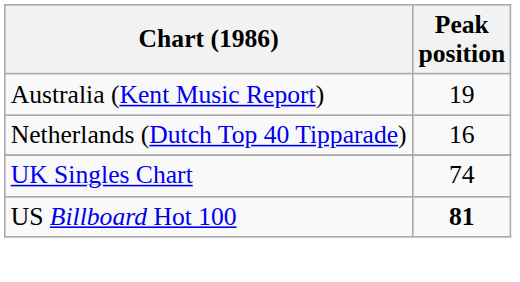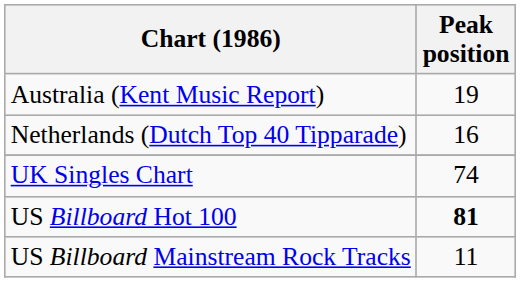+ row: (211, 256)
